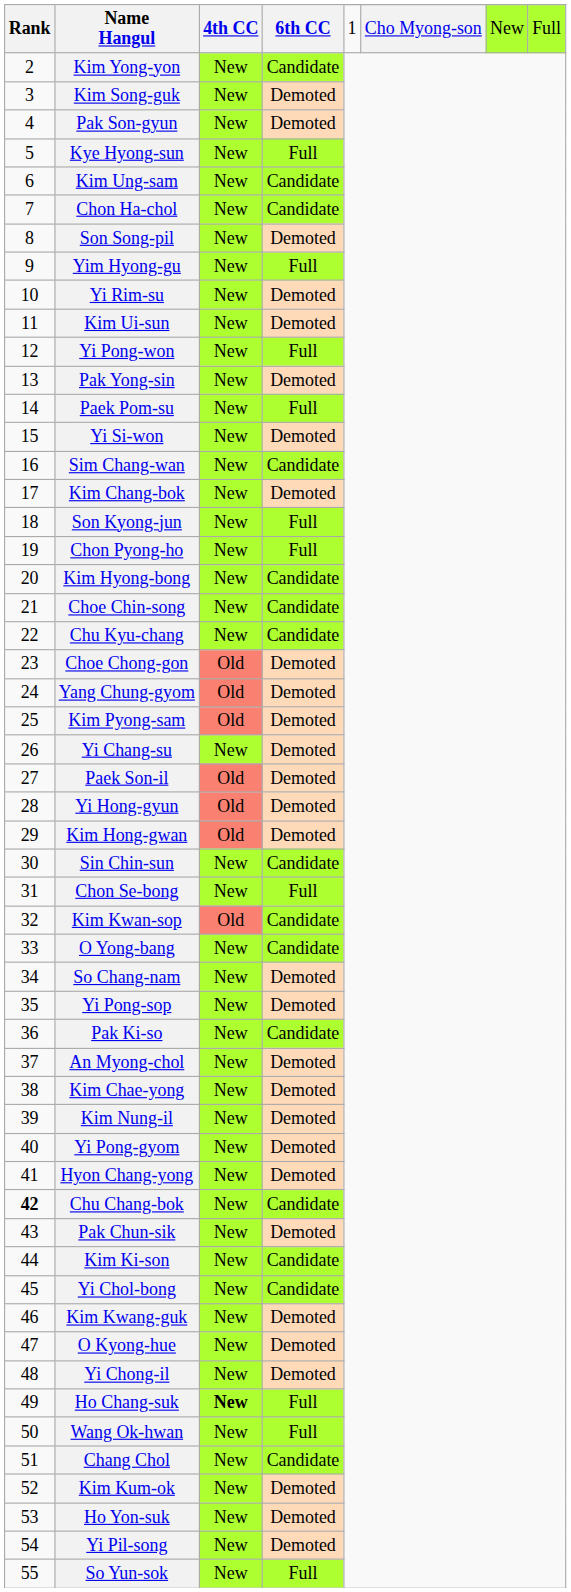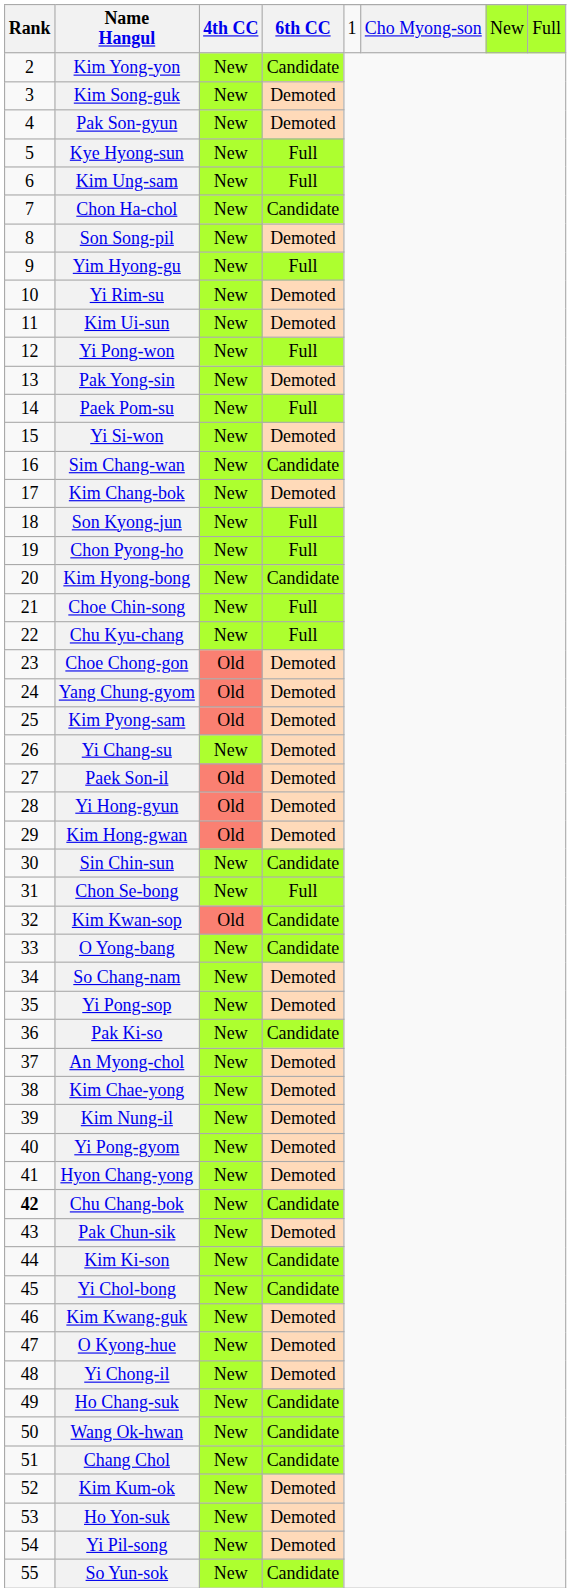(303, 180) Candidate -> (303, 180) Full
(303, 607) Candidate -> (303, 607) Full
(303, 635) Candidate -> (303, 635) Full
(231, 1403) bold -> (231, 1403) normal
(303, 1403) Full -> (303, 1403) Candidate
(303, 1431) Full -> (303, 1431) Candidate
(303, 1573) Full -> (303, 1573) Candidate
